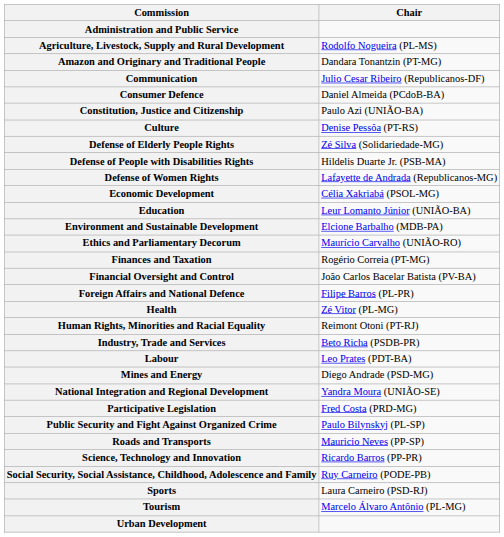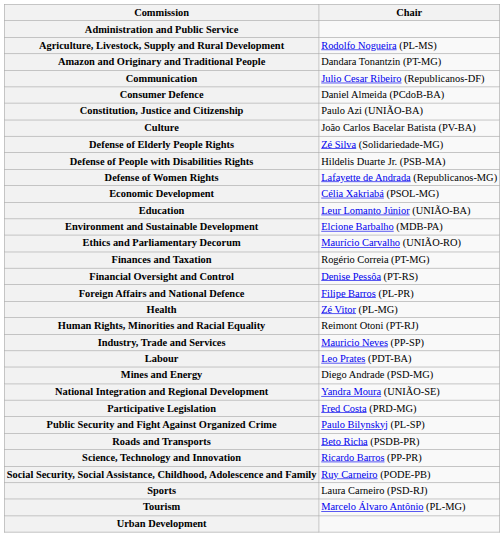(370, 128) Denise Pessôa (PT-RS) -> (398, 128) João Carlos Bacelar Batista (PV-BA)
(398, 276) João Carlos Bacelar Batista (PV-BA) -> (370, 276) Denise Pessôa (PT-RS)
(370, 342) Beto Richa (PSDB-PR) -> (373, 342) Mauricio Neves (PP-SP)
(373, 441) Mauricio Neves (PP-SP) -> (370, 441) Beto Richa (PSDB-PR)
